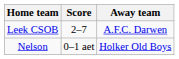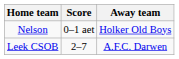rows swapped: (33, 29) <-> (33, 46)
